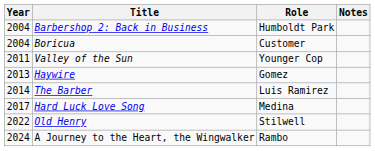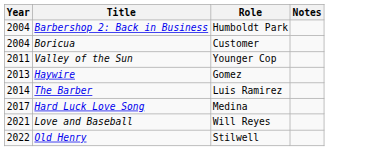+ row: (84, 122)
- row: (144, 138)
